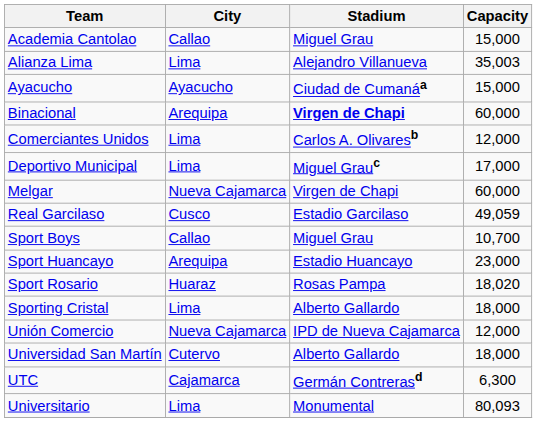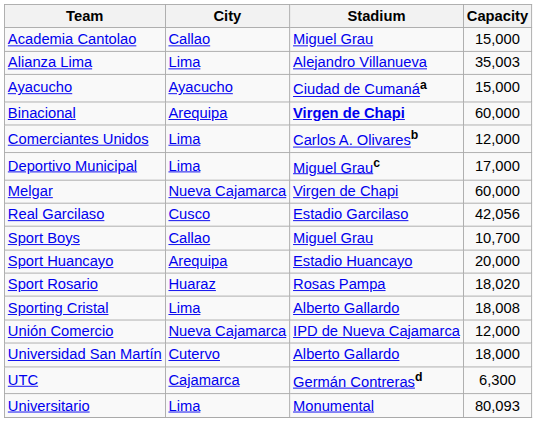(497, 214) 49,059 -> (497, 214) 42,056
(497, 261) 23,000 -> (497, 261) 20,000
(497, 308) 18,000 -> (497, 308) 18,008
